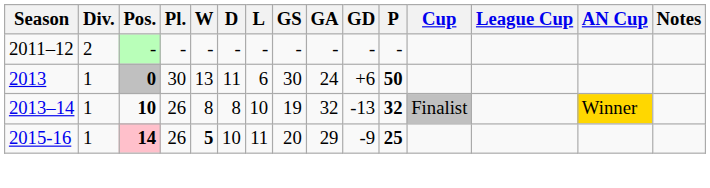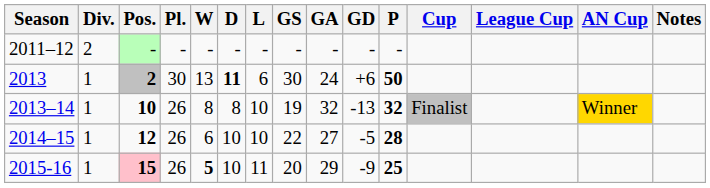(151, 78) 0 -> (151, 78) 2
(232, 78) normal -> (232, 78) bold
+ row: (42, 138)
(147, 138) 14 -> (147, 167) 15
